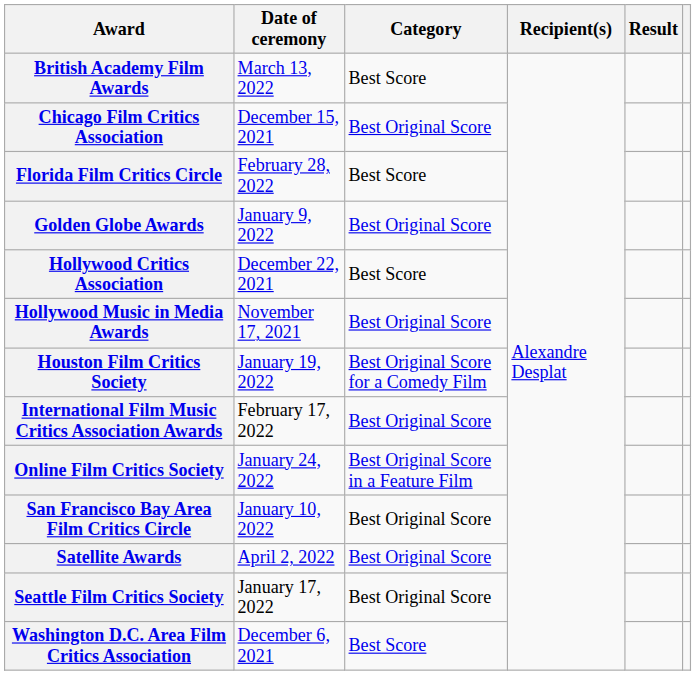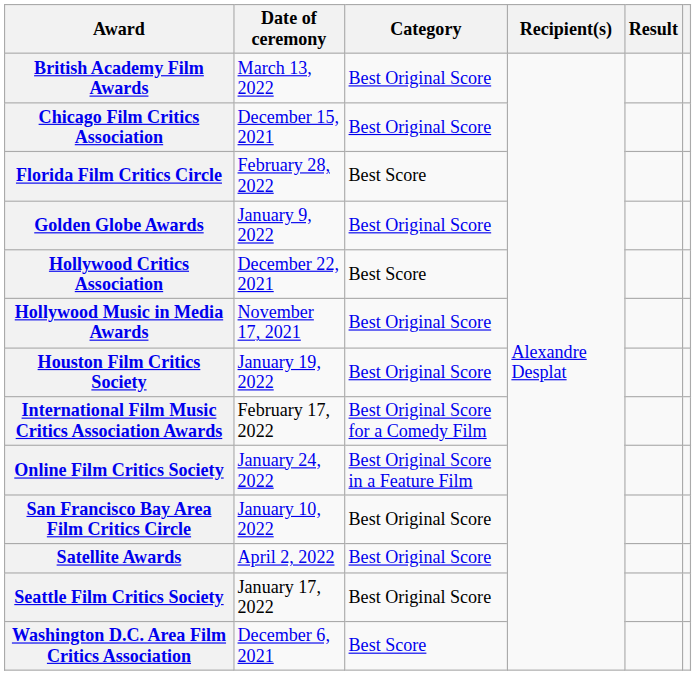(387, 78) Best Score -> (420, 78) Best Original Score
(420, 372) Best Original Score for a Comedy Film -> (420, 372) Best Original Score
(420, 421) Best Original Score -> (420, 421) Best Original Score for a Comedy Film
